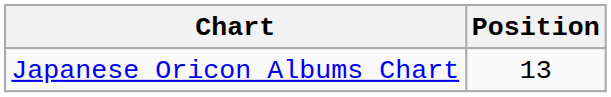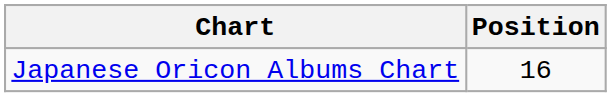(536, 70) 13 -> (536, 70) 16
